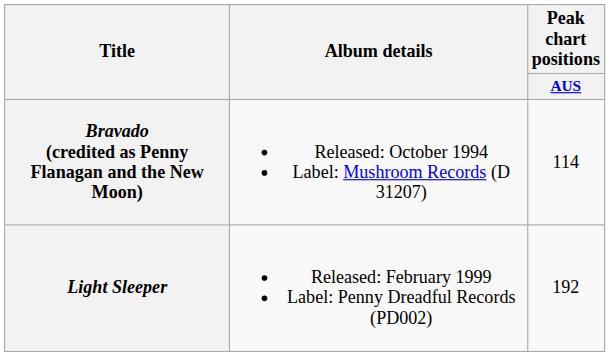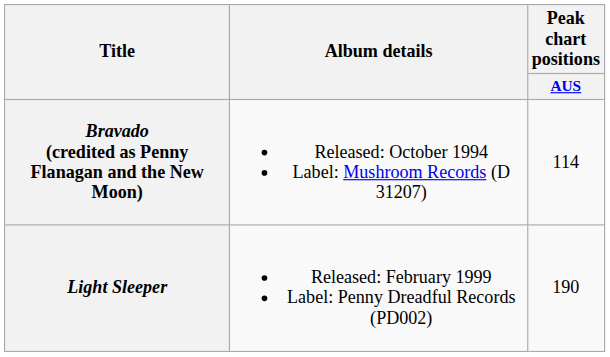(566, 287) 192 -> (566, 287) 190
